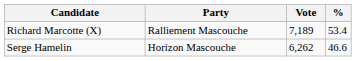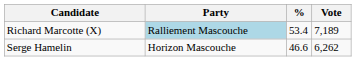columns swapped: (306, 13) <-> (338, 13)
(198, 30) no background -> (198, 30) lightblue background
